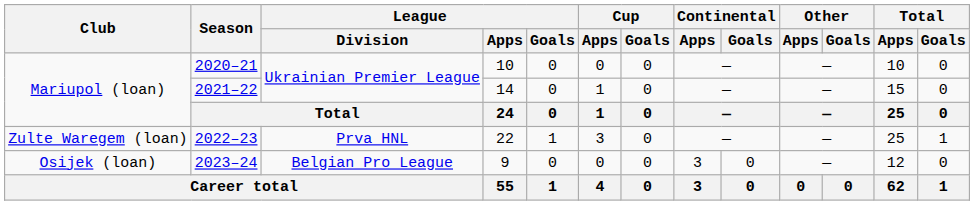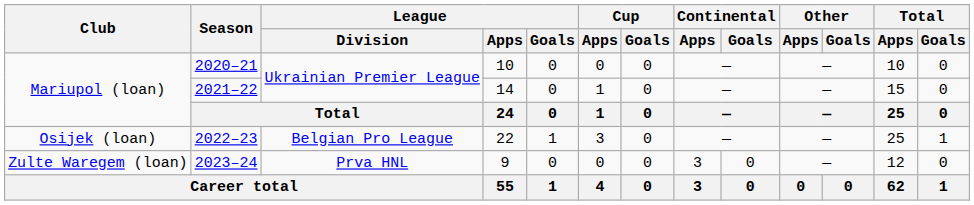(98, 139) Zulte Waregem (loan) -> (98, 139) Osijek (loan)
(372, 139) Prva HNL -> (372, 139) Belgian Pro League
(98, 163) Osijek (loan) -> (98, 163) Zulte Waregem (loan)
(372, 163) Belgian Pro League -> (372, 163) Prva HNL
